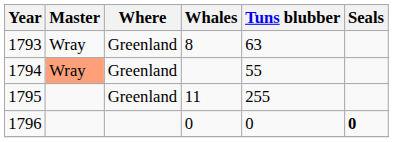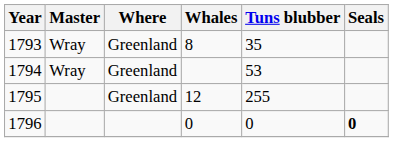(253, 44) 63 -> (253, 44) 35
(67, 70) lightsalmon background -> (67, 70) no background
(253, 70) 55 -> (253, 70) 53
(193, 96) 11 -> (193, 96) 12
